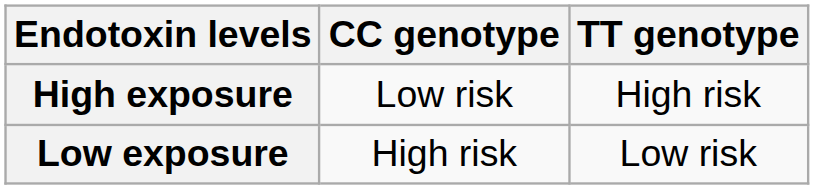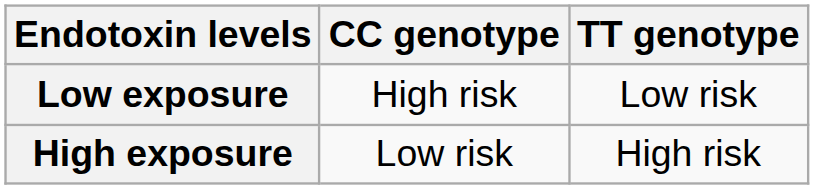rows swapped: (163, 94) <-> (163, 153)
